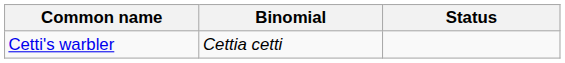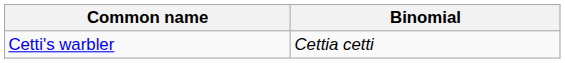- column: (471, 17)
